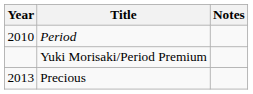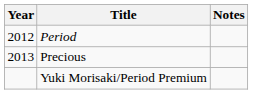(21, 36) 2010 -> (21, 36) 2012
rows swapped: (124, 57) <-> (63, 78)
